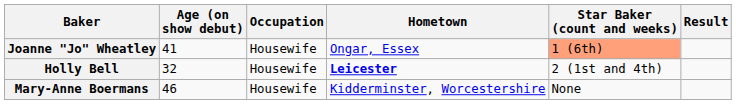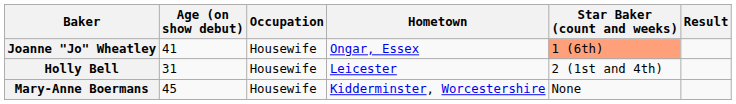(169, 69) 32 -> (169, 69) 31
(363, 69) bold -> (363, 69) normal
(169, 89) 46 -> (169, 89) 45
